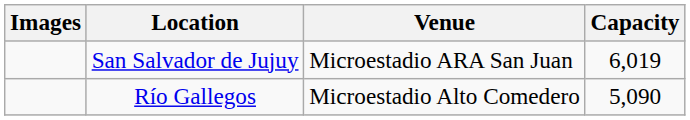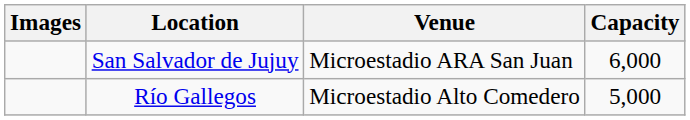(635, 59) 6,019 -> (635, 59) 6,000
(635, 96) 5,090 -> (635, 96) 5,000
